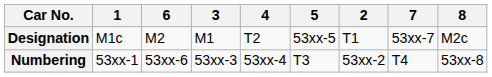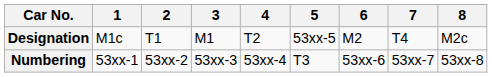columns swapped: (364, 15) <-> (166, 15)
(413, 38) 53xx-7 -> (400, 38) T4
(400, 60) T4 -> (413, 60) 53xx-7
